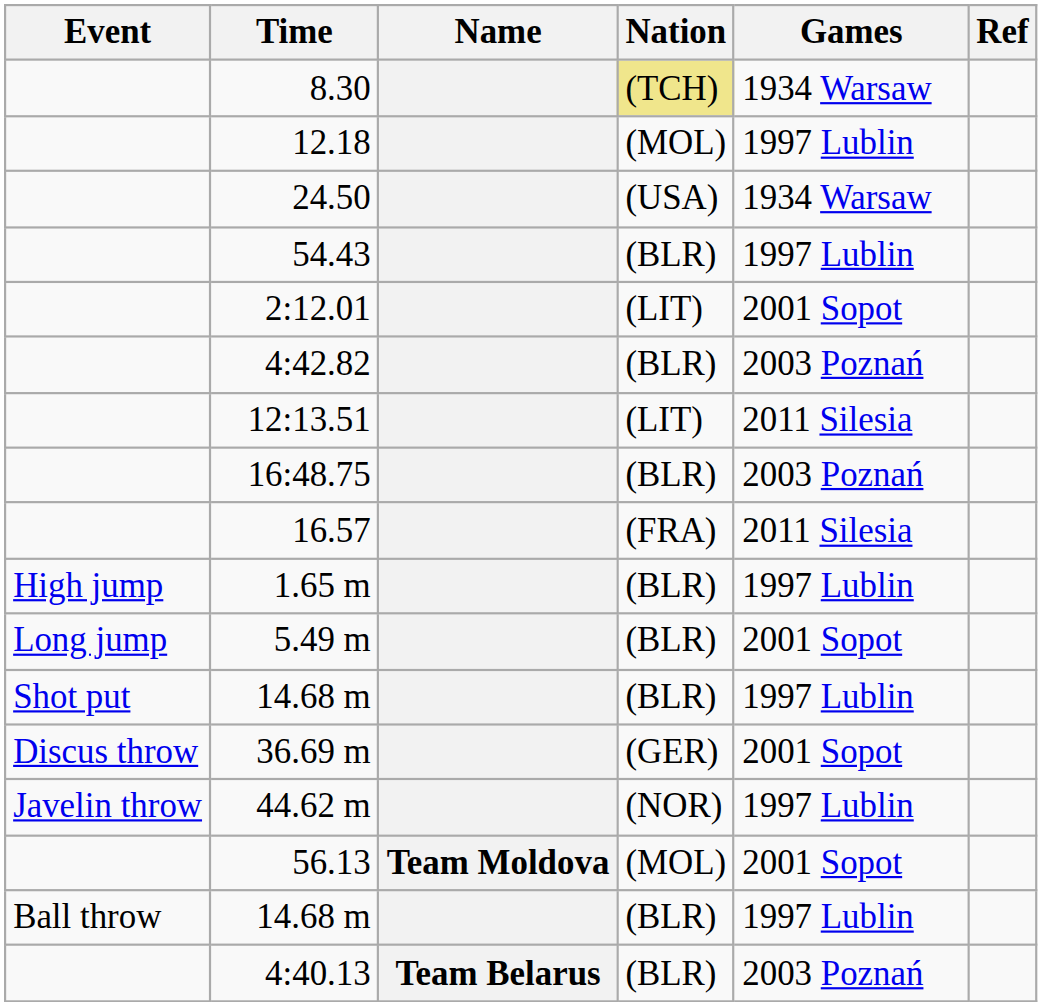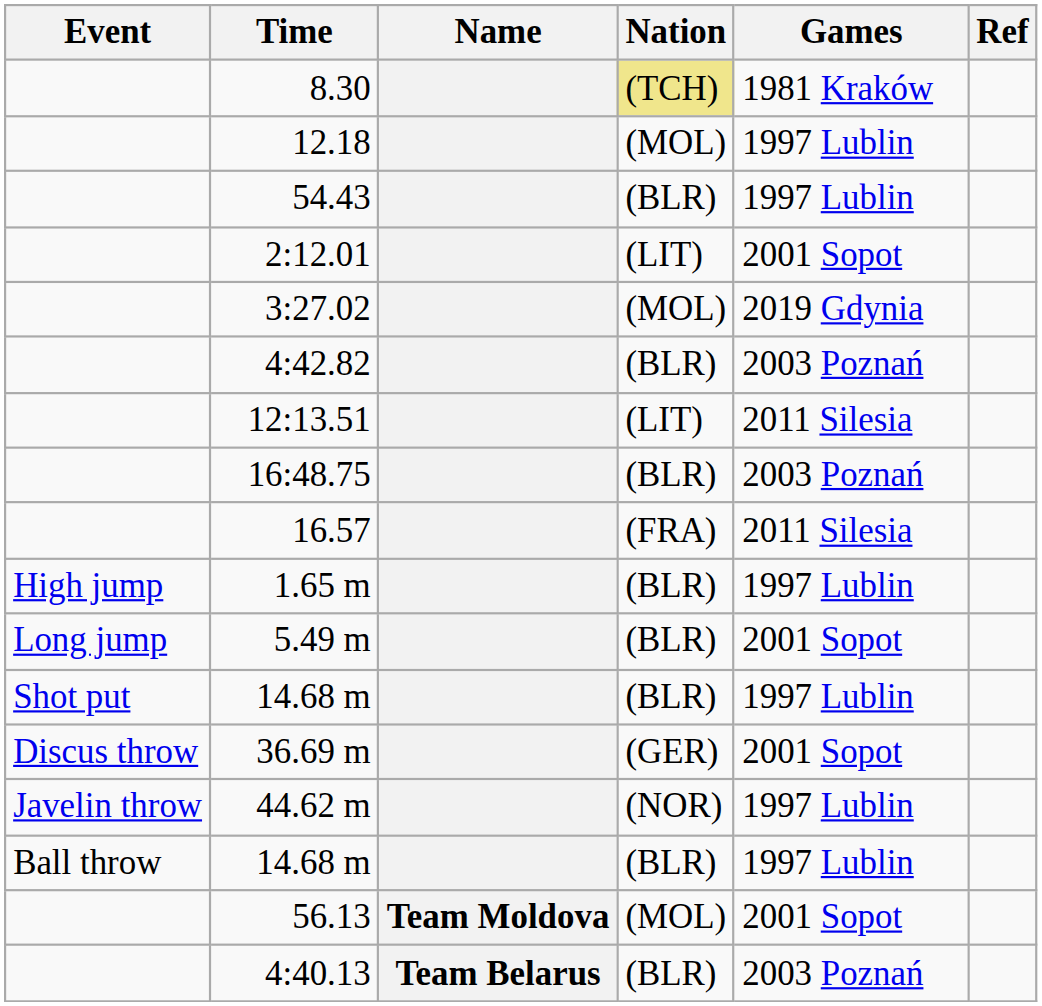(837, 87) 1934 Warsaw -> (838, 87) 1981 Kraków
- row: (108, 199)
+ row: (108, 309)
rows swapped: (87, 917) <-> (108, 863)
